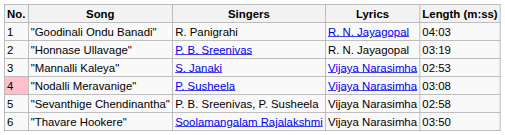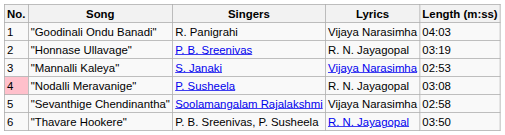(369, 32) R. N. Jayagopal -> (373, 32) Vijaya Narasimha
(373, 86) Vijaya Narasimha -> (369, 86) R. N. Jayagopal
(247, 104) P. B. Sreenivas, P. Susheela -> (249, 104) Soolamangalam Rajalakshmi
(249, 122) Soolamangalam Rajalakshmi -> (247, 122) P. B. Sreenivas, P. Susheela
(373, 122) Vijaya Narasimha -> (369, 122) R. N. Jayagopal
